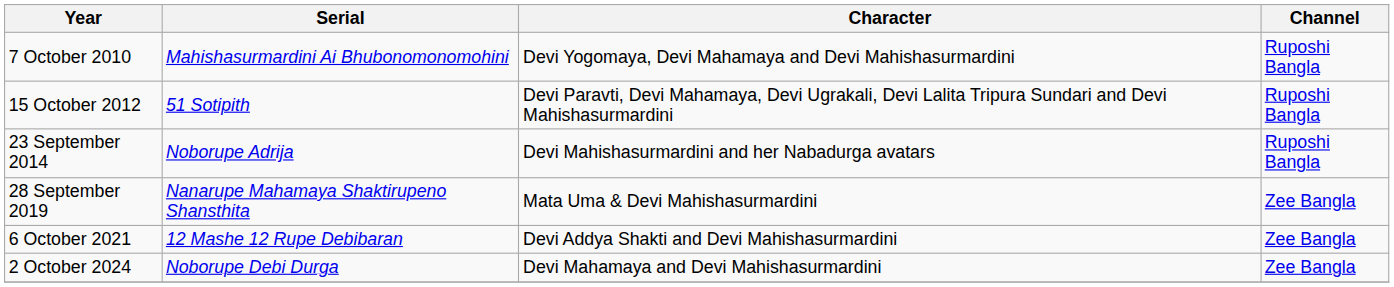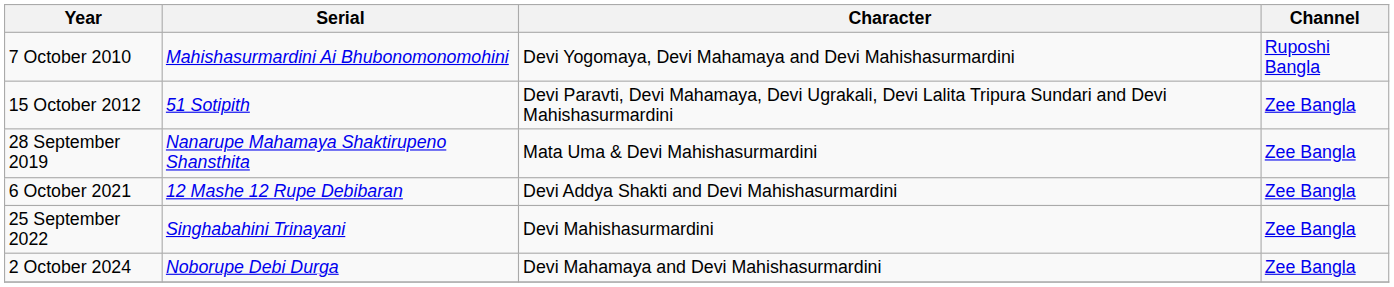(1297, 104) Ruposhi Bangla -> (1310, 104) Zee Bangla
- row: (64, 153)
+ row: (64, 229)
